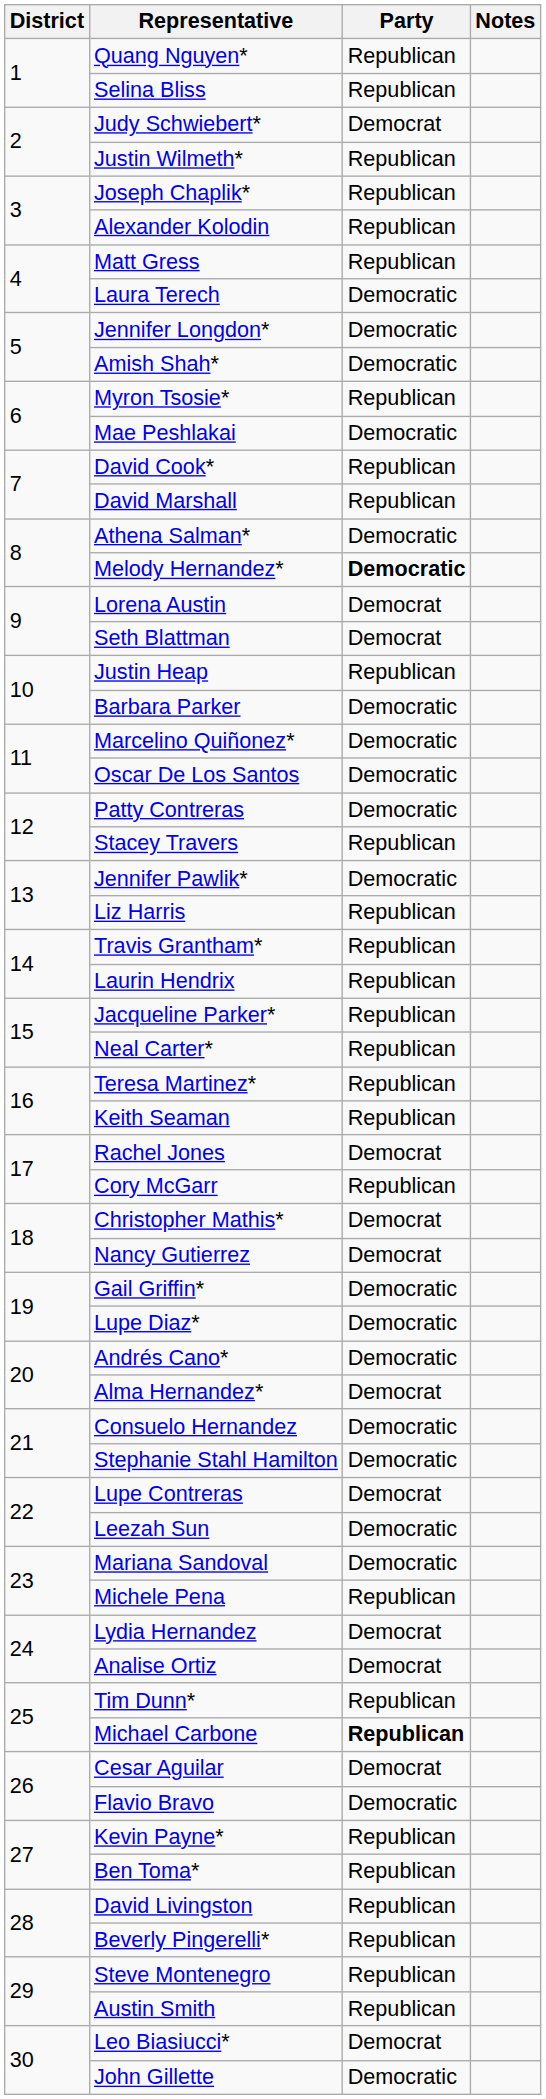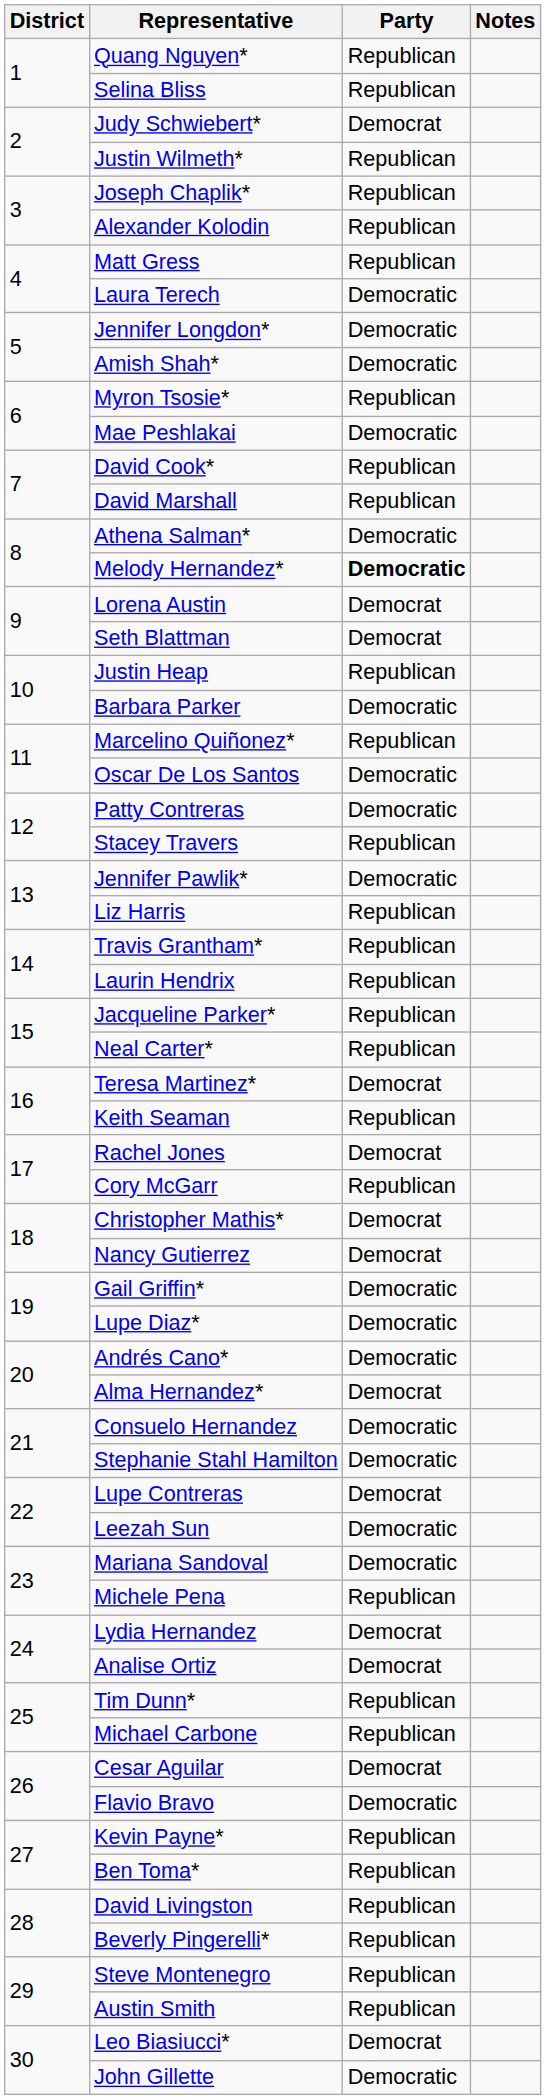(402, 741) Democratic -> (402, 741) Republican
(402, 1083) Republican -> (395, 1083) Democrat
(406, 1734) bold -> (402, 1734) normal
